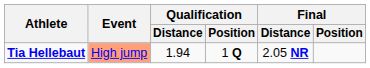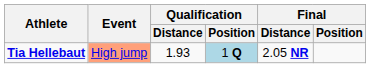(178, 53) 1.94 -> (178, 53) 1.93
(232, 53) no background -> (232, 53) lightblue background
